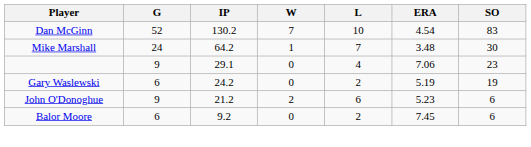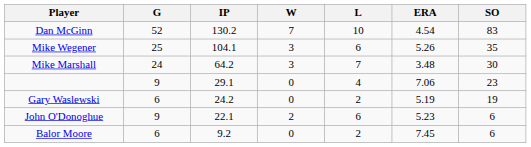+ row: (64, 47)
(291, 47) 1 -> (291, 64) 3
(224, 99) 21.2 -> (224, 116) 22.1
